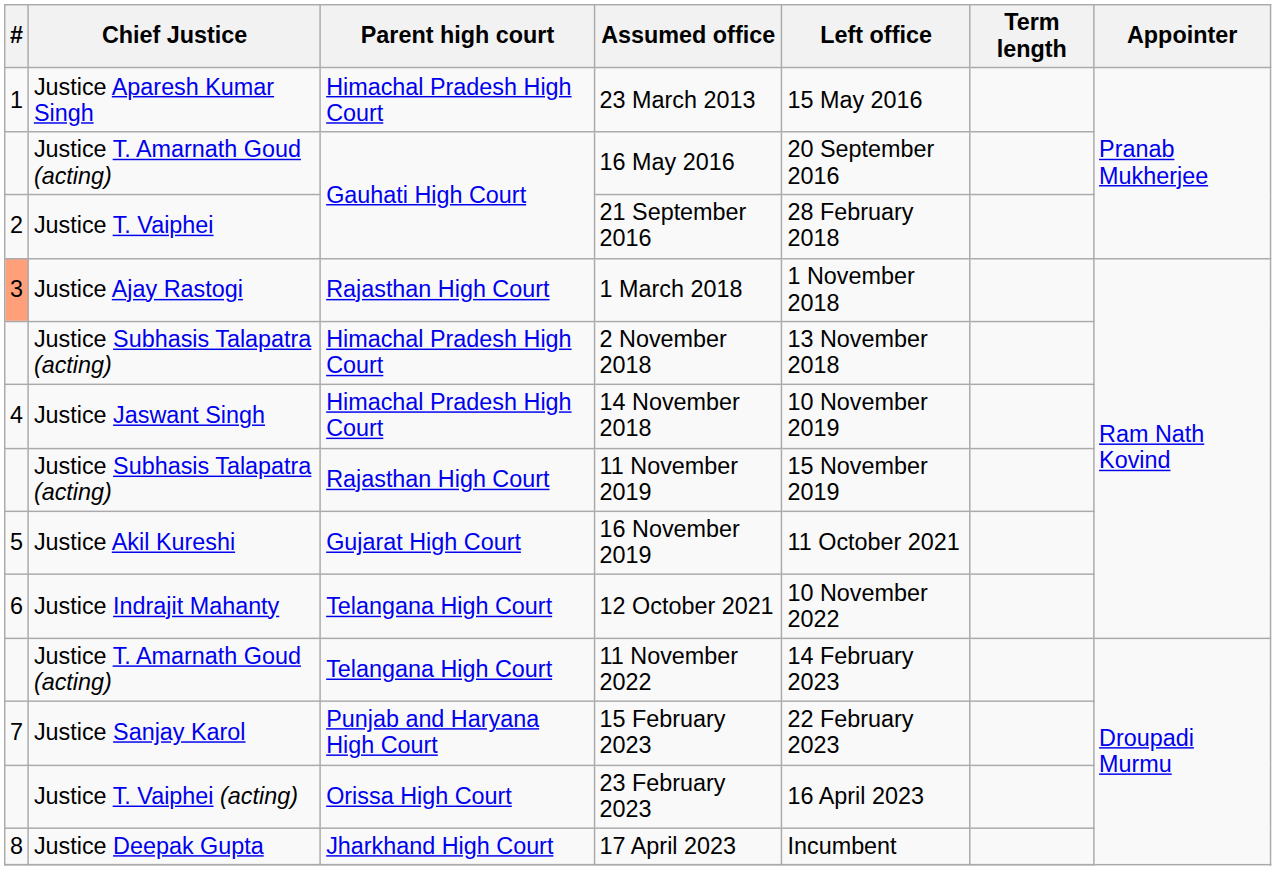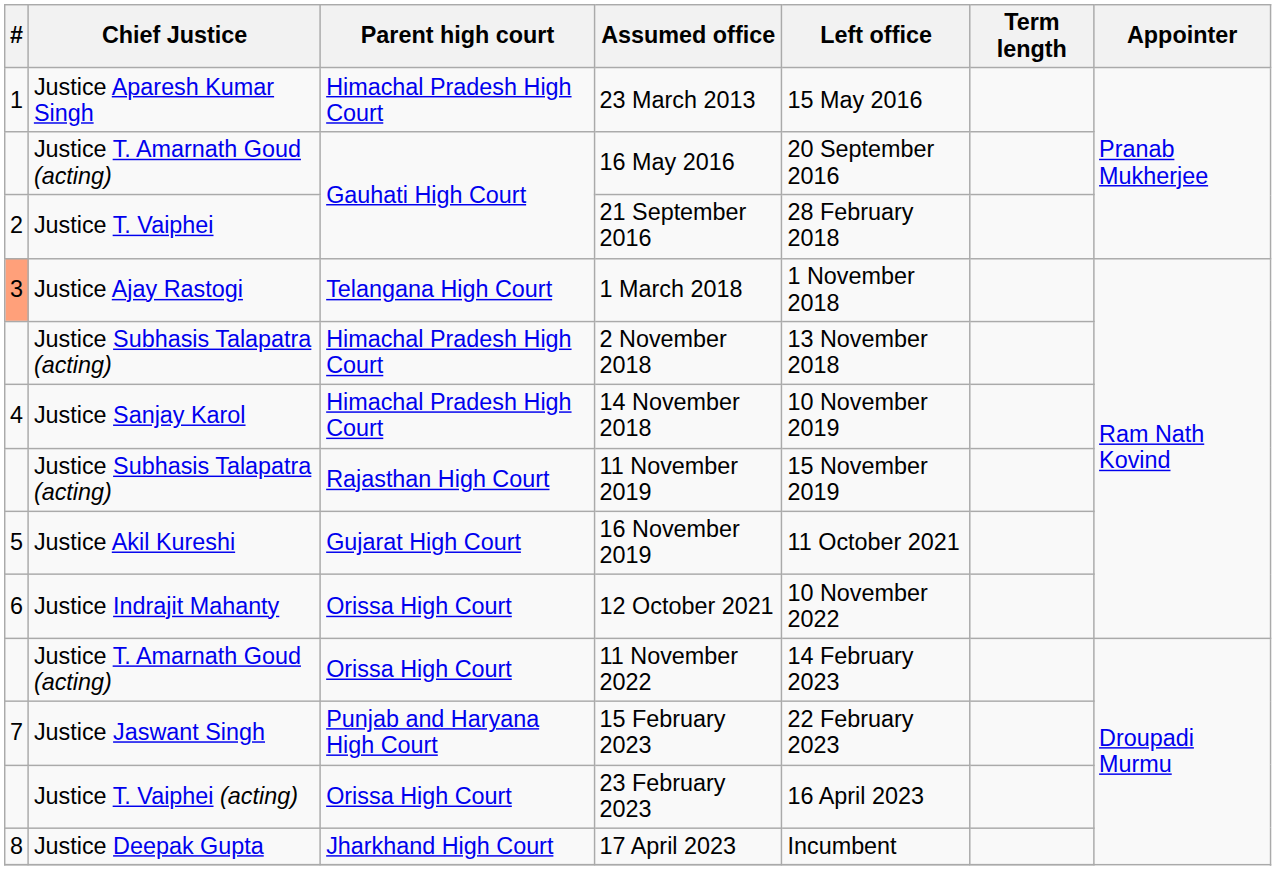(438, 289) Rajasthan High Court -> (439, 289) Telangana High Court
(149, 416) Justice Jaswant Singh -> (140, 416) Justice Sanjay Karol
(439, 606) Telangana High Court -> (419, 606) Orissa High Court
(439, 669) Telangana High Court -> (419, 669) Orissa High Court
(140, 732) Justice Sanjay Karol -> (149, 732) Justice Jaswant Singh
